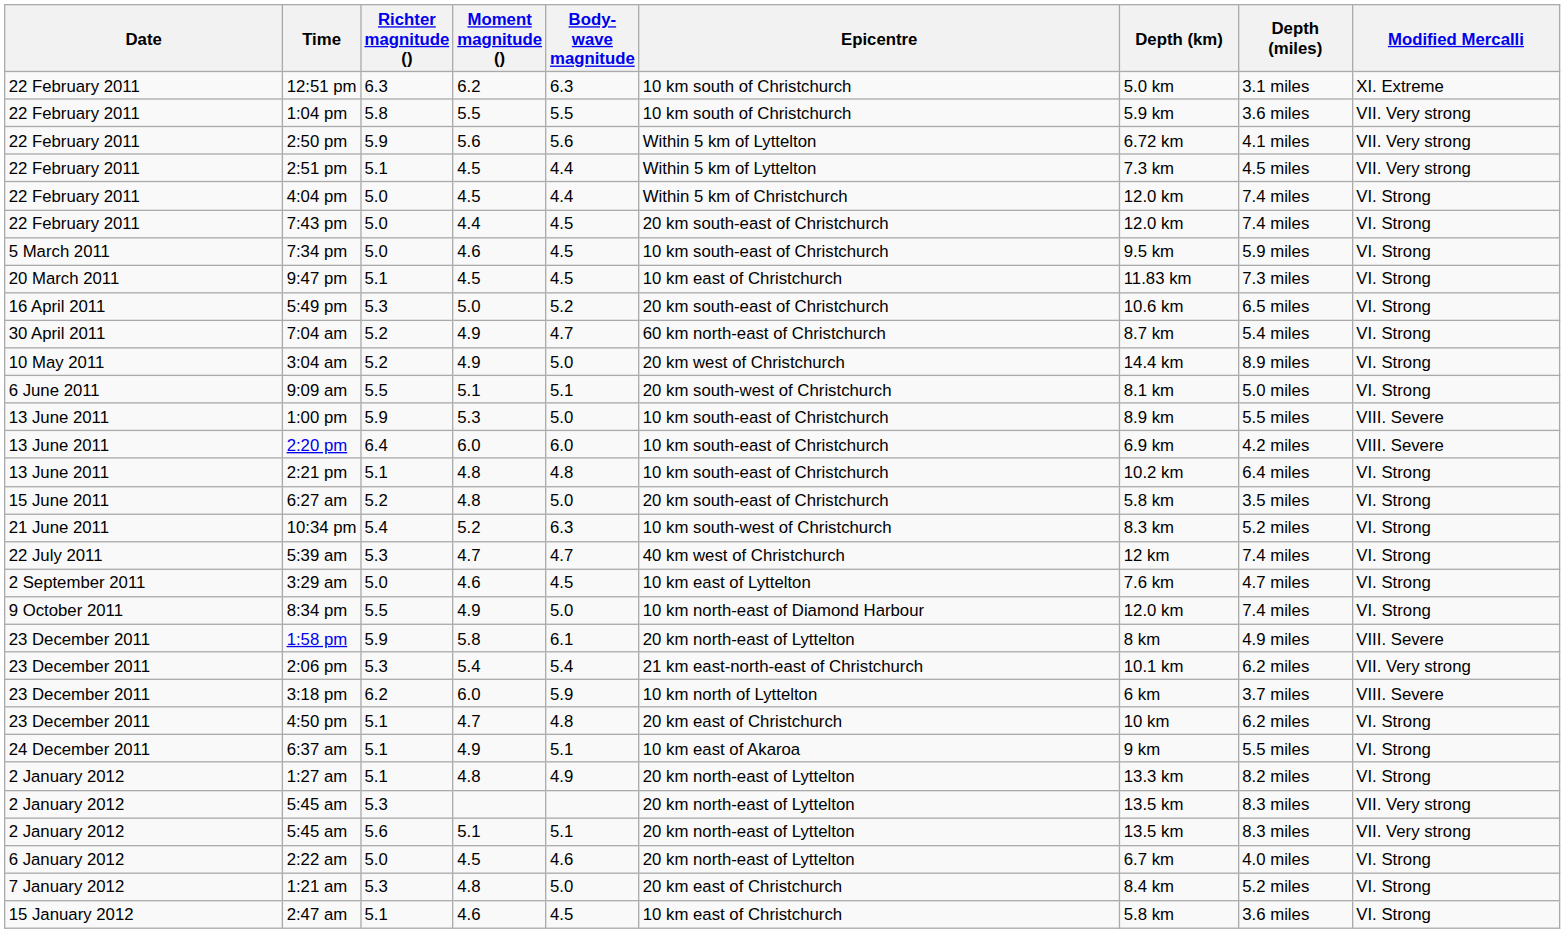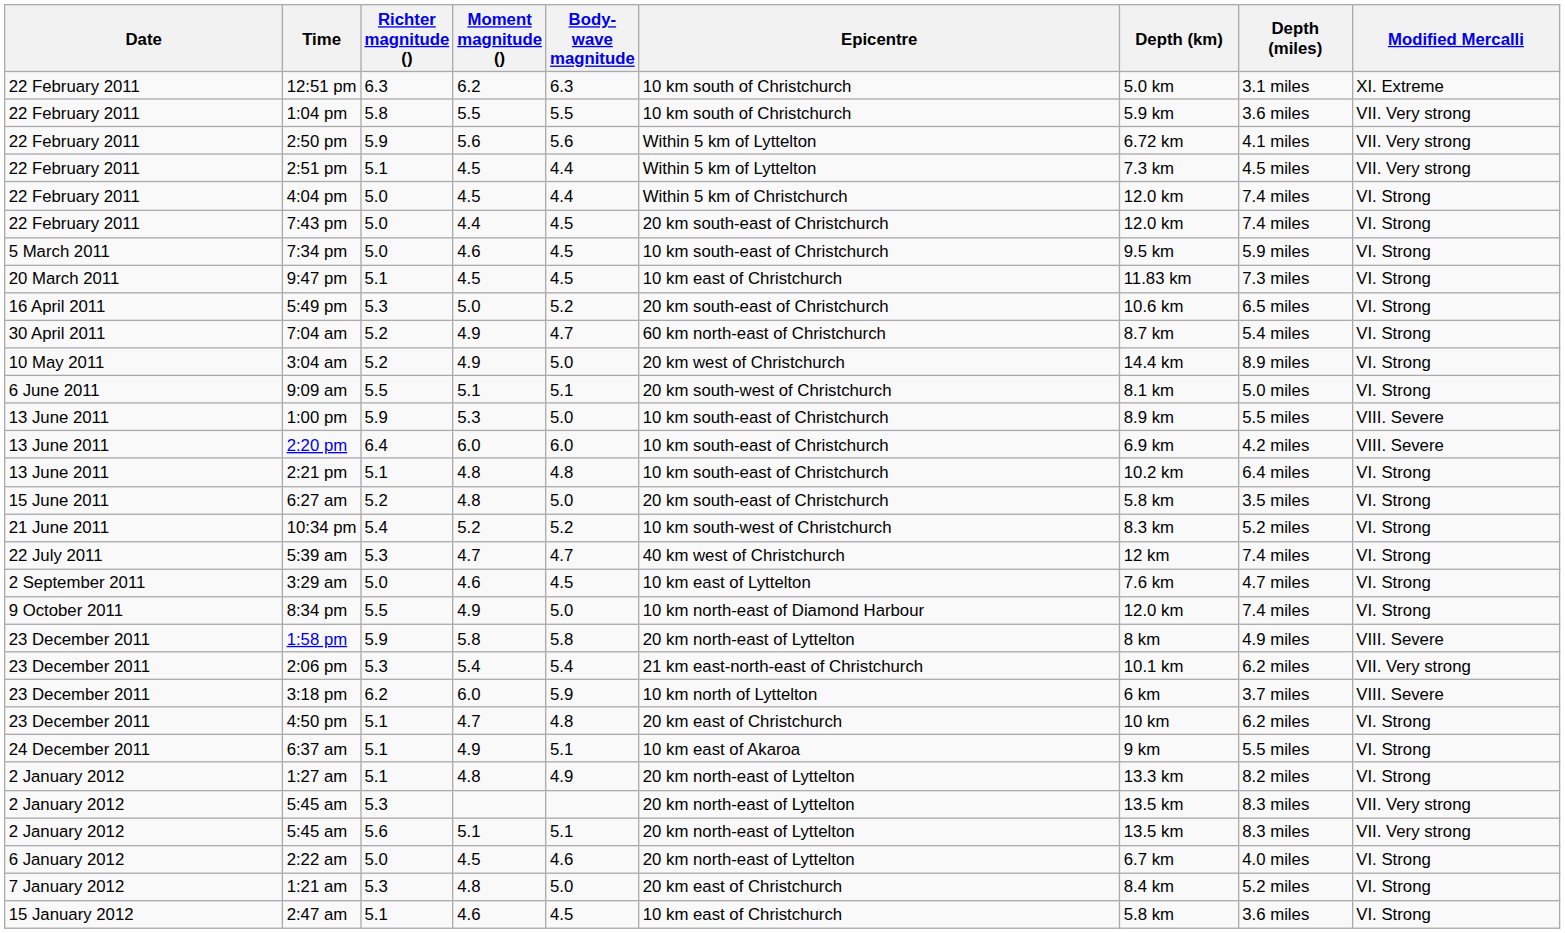(562, 527) 6.3 -> (562, 527) 5.2
(562, 638) 6.1 -> (562, 638) 5.8
